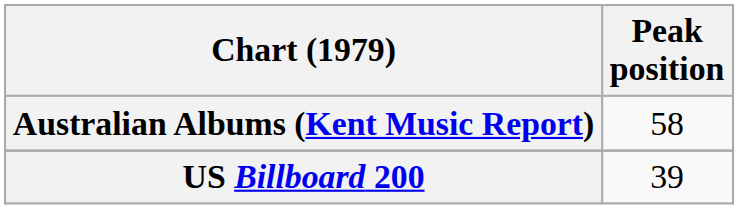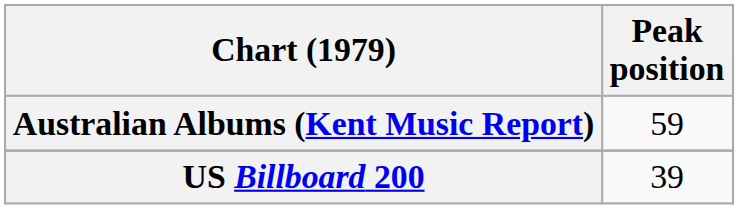(667, 122) 58 -> (667, 122) 59
